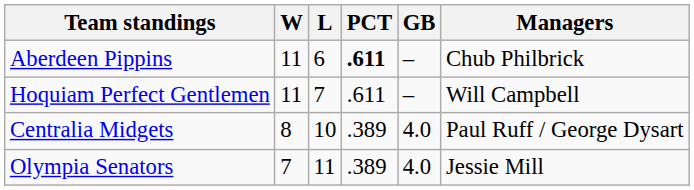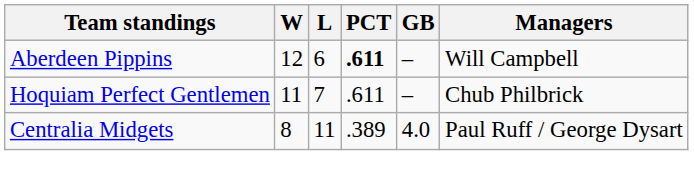(291, 58) 11 -> (292, 58) 12
(515, 58) Chub Philbrick -> (512, 58) Will Campbell
(513, 94) Will Campbell -> (514, 94) Chub Philbrick
(325, 130) 10 -> (324, 130) 11
- row: (92, 166)
